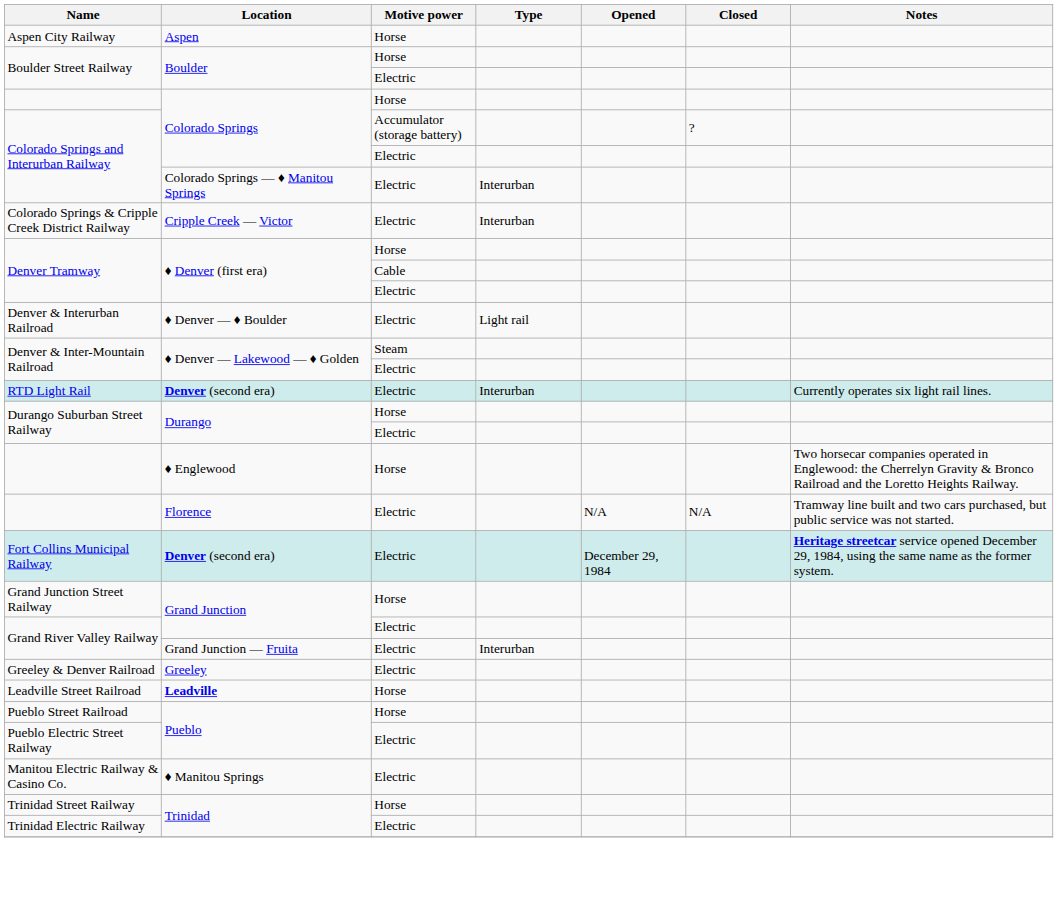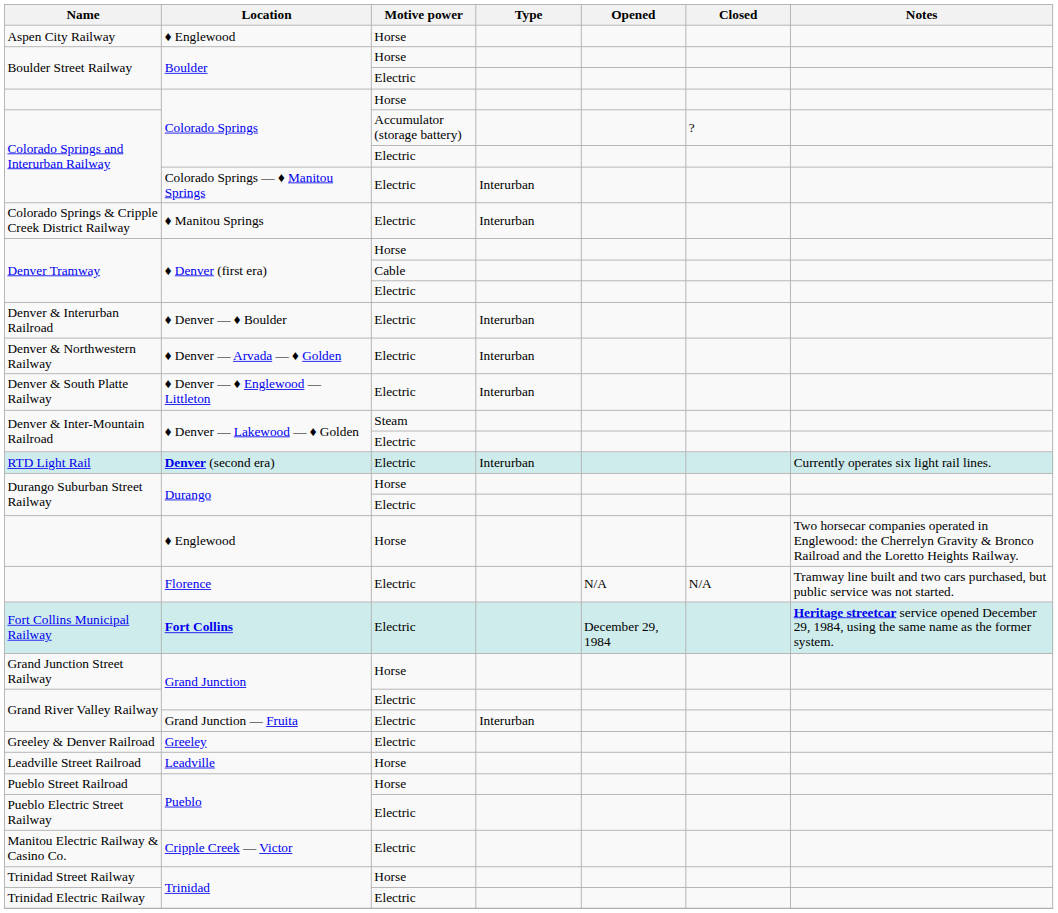(182, 36) Aspen -> (200, 36) ♦ Englewood
(229, 220) Cripple Creek ― Victor -> (214, 220) ♦ Manitou Springs
(504, 320) Light rail -> (507, 320) Interurban
+ row: (72, 356)
+ row: (68, 392)
(220, 555) Denver (second era) -> (199, 627) Fort Collins
(191, 690) bold -> (190, 762) normal
(214, 776) ♦ Manitou Springs -> (229, 848) Cripple Creek ― Victor
